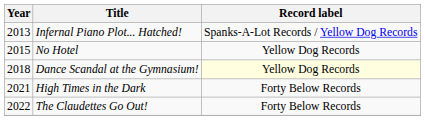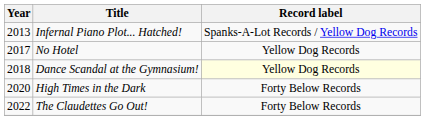(19, 50) 2015 -> (19, 50) 2017
(19, 87) 2021 -> (19, 87) 2020
